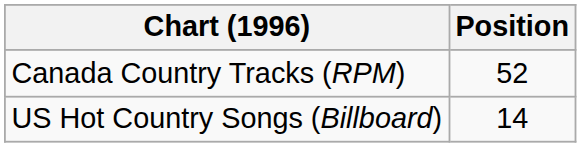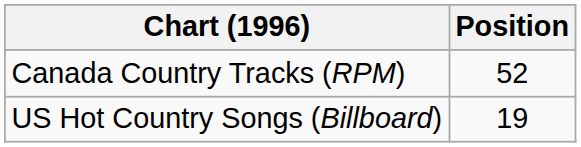(512, 118) 14 -> (512, 118) 19
